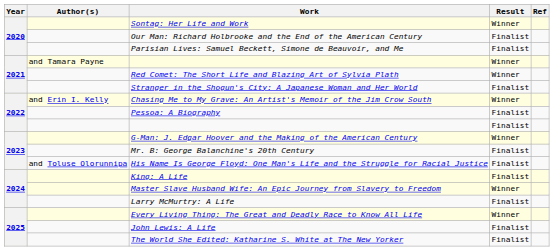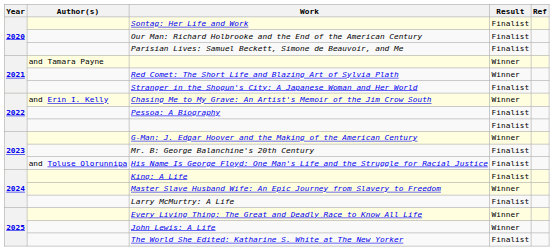(506, 23) Winner -> (510, 23) Finalist
(510, 227) Finalist -> (506, 227) Winner
